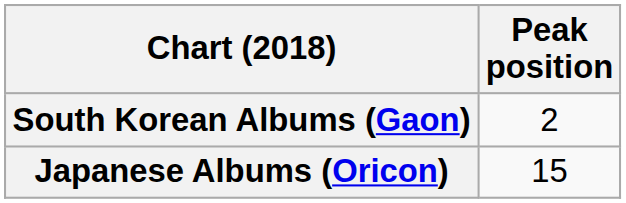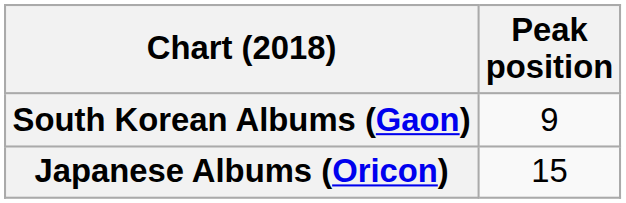(549, 119) 2 -> (549, 119) 9
